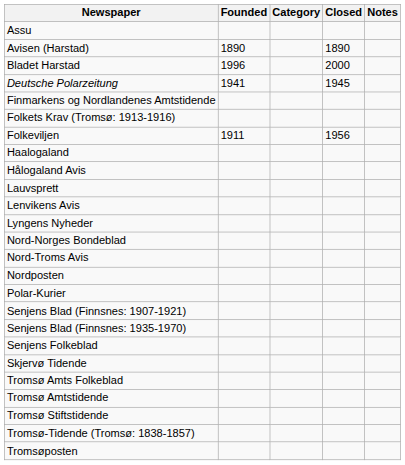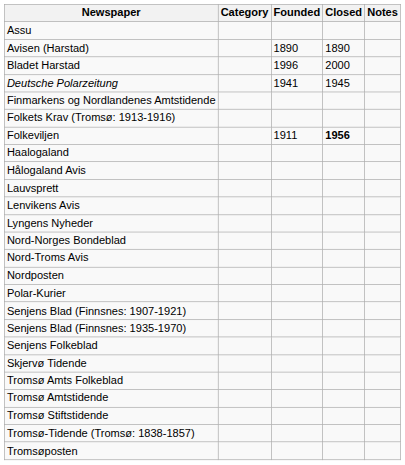columns swapped: (296, 13) <-> (244, 13)
(338, 135) normal -> (338, 135) bold
